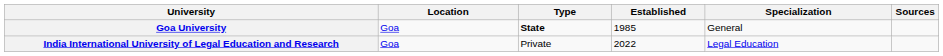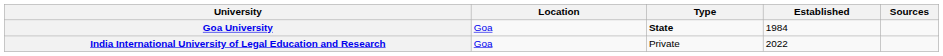- column: (798, 12)
(625, 28) 1985 -> (777, 28) 1984
